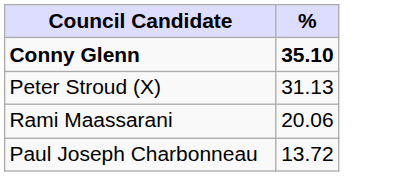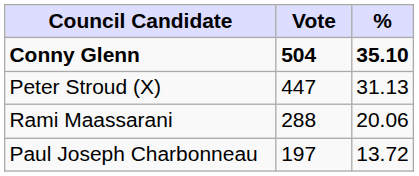+ column: (314, 21)
